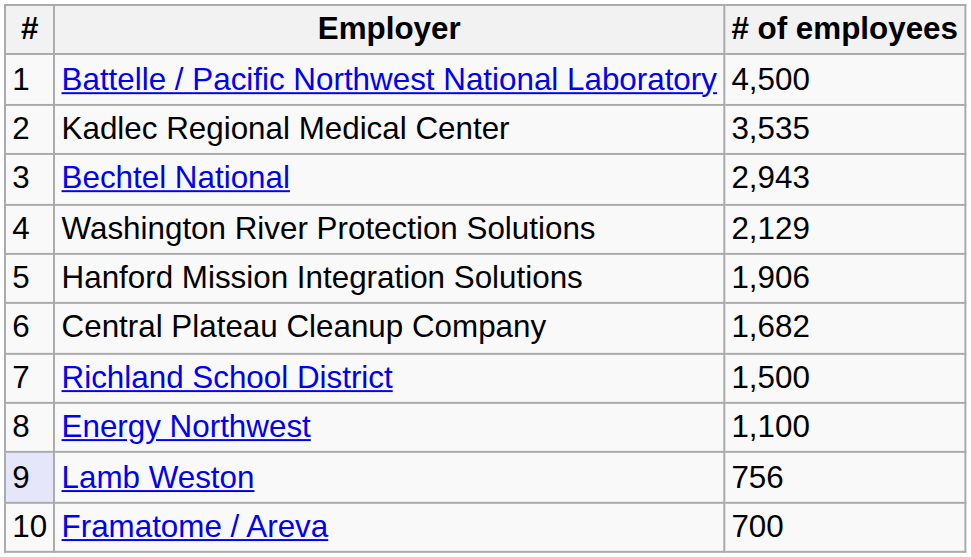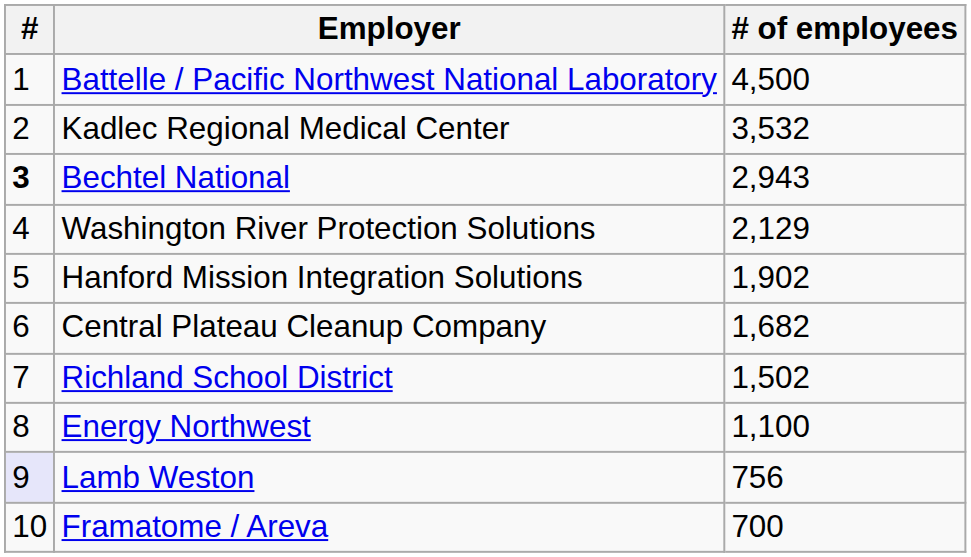(771, 128) 3,535 -> (771, 128) 3,532
(21, 178) normal -> (21, 178) bold
(771, 278) 1,906 -> (771, 278) 1,902
(771, 377) 1,500 -> (771, 377) 1,502
